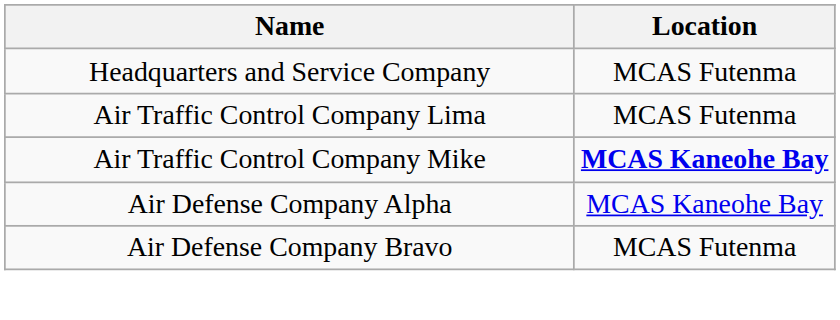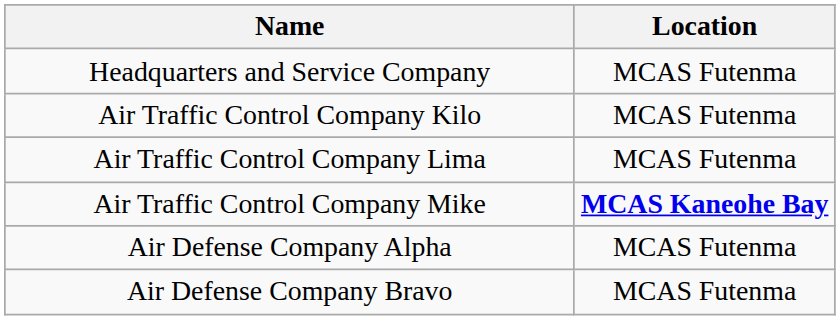+ row: (290, 114)
(705, 203) MCAS Kaneohe Bay -> (705, 247) MCAS Futenma
